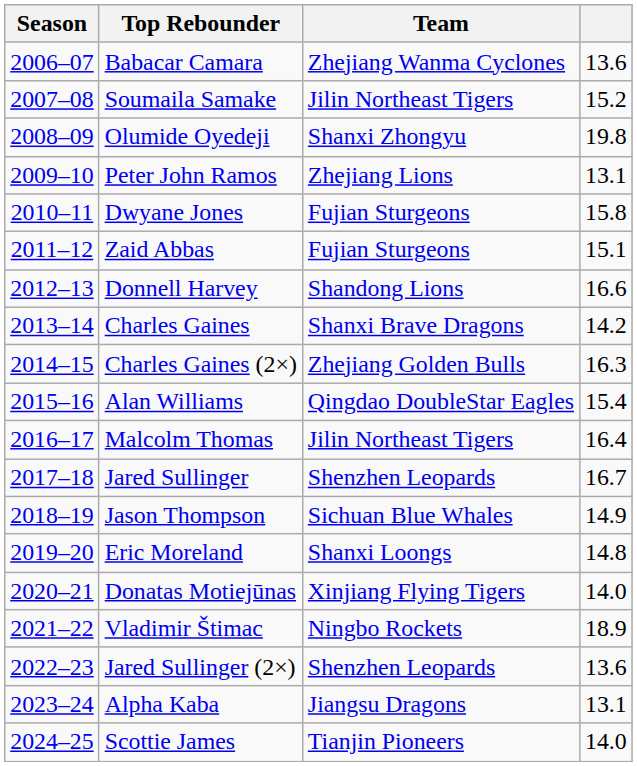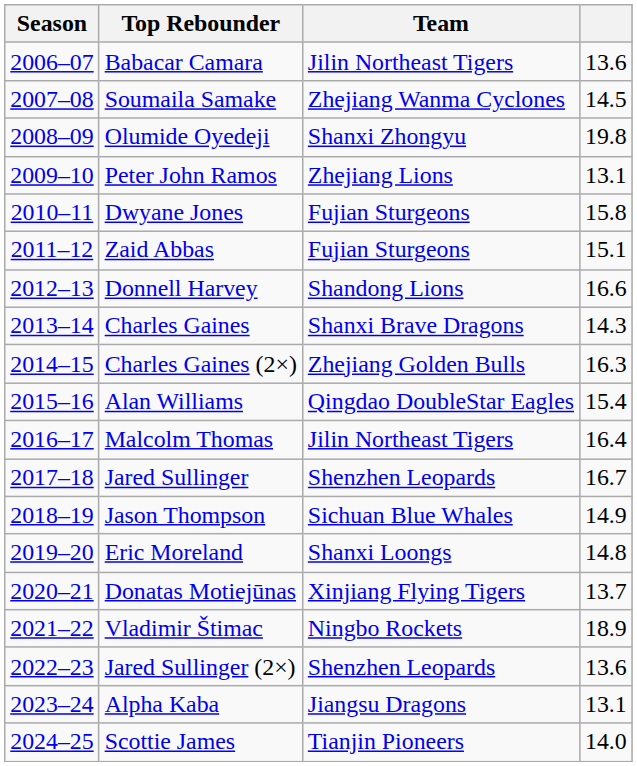(436, 61) Zhejiang Wanma Cyclones -> (411, 61) Jilin Northeast Tigers
(411, 99) Jilin Northeast Tigers -> (436, 99) Zhejiang Wanma Cyclones
(606, 99) 15.2 -> (606, 99) 14.5
(606, 325) 14.2 -> (606, 325) 14.3
(606, 590) 14.0 -> (606, 590) 13.7
